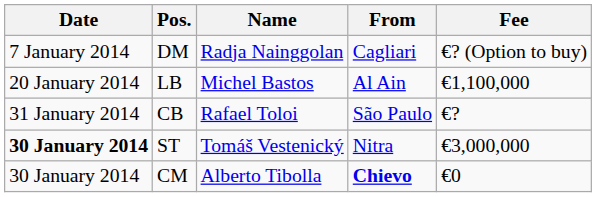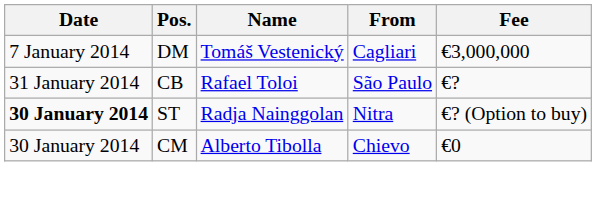(272, 51) Radja Nainggolan -> (272, 51) Tomáš Vestenický
(514, 51) €? (Option to buy) -> (485, 51) €3,000,000
- row: (170, 82)
(272, 144) Tomáš Vestenický -> (272, 113) Radja Nainggolan
(485, 144) €3,000,000 -> (514, 113) €? (Option to buy)
(382, 176) bold -> (381, 144) normal
